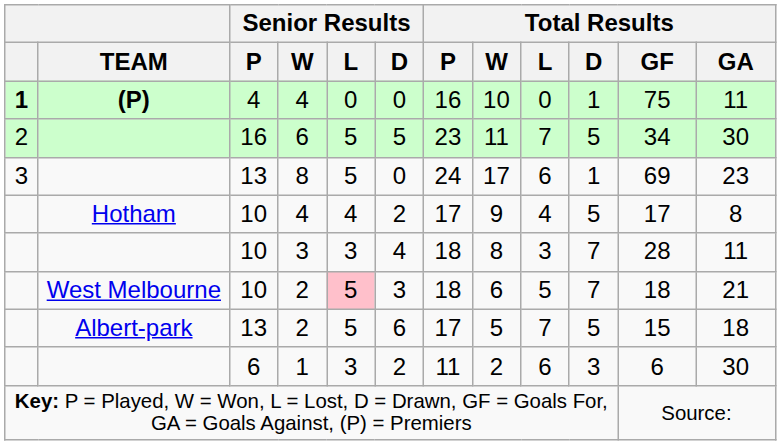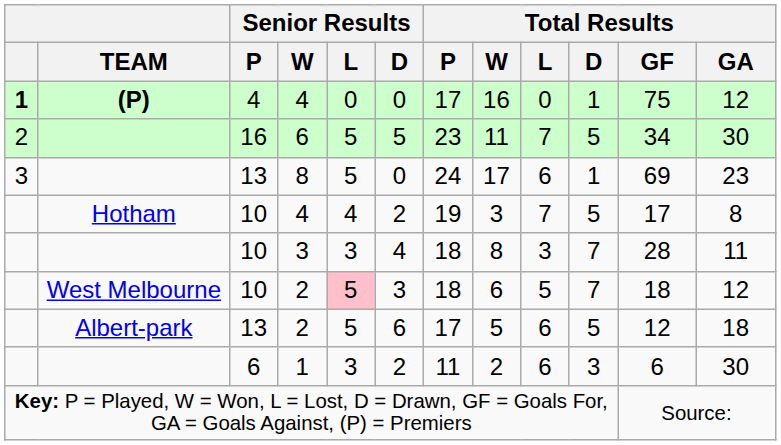(448, 99) 16 -> (448, 99) 17
(496, 99) 10 -> (496, 99) 16
(736, 99) 11 -> (736, 99) 12
(448, 213) 17 -> (448, 213) 19
(496, 213) 9 -> (496, 213) 3
(545, 213) 4 -> (545, 213) 7
(736, 289) 21 -> (736, 289) 12
(545, 328) 7 -> (545, 328) 6
(657, 328) 15 -> (657, 328) 12
